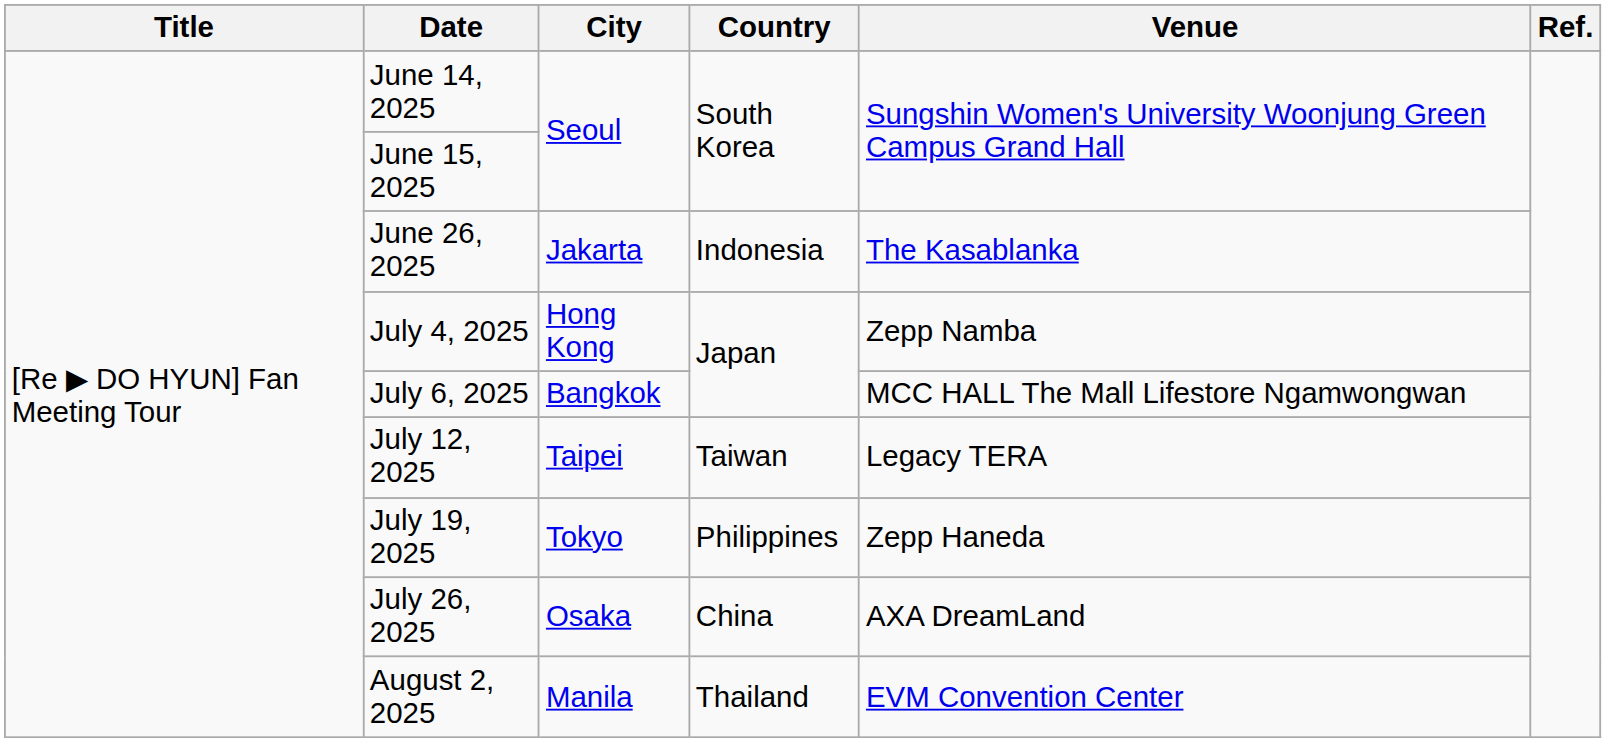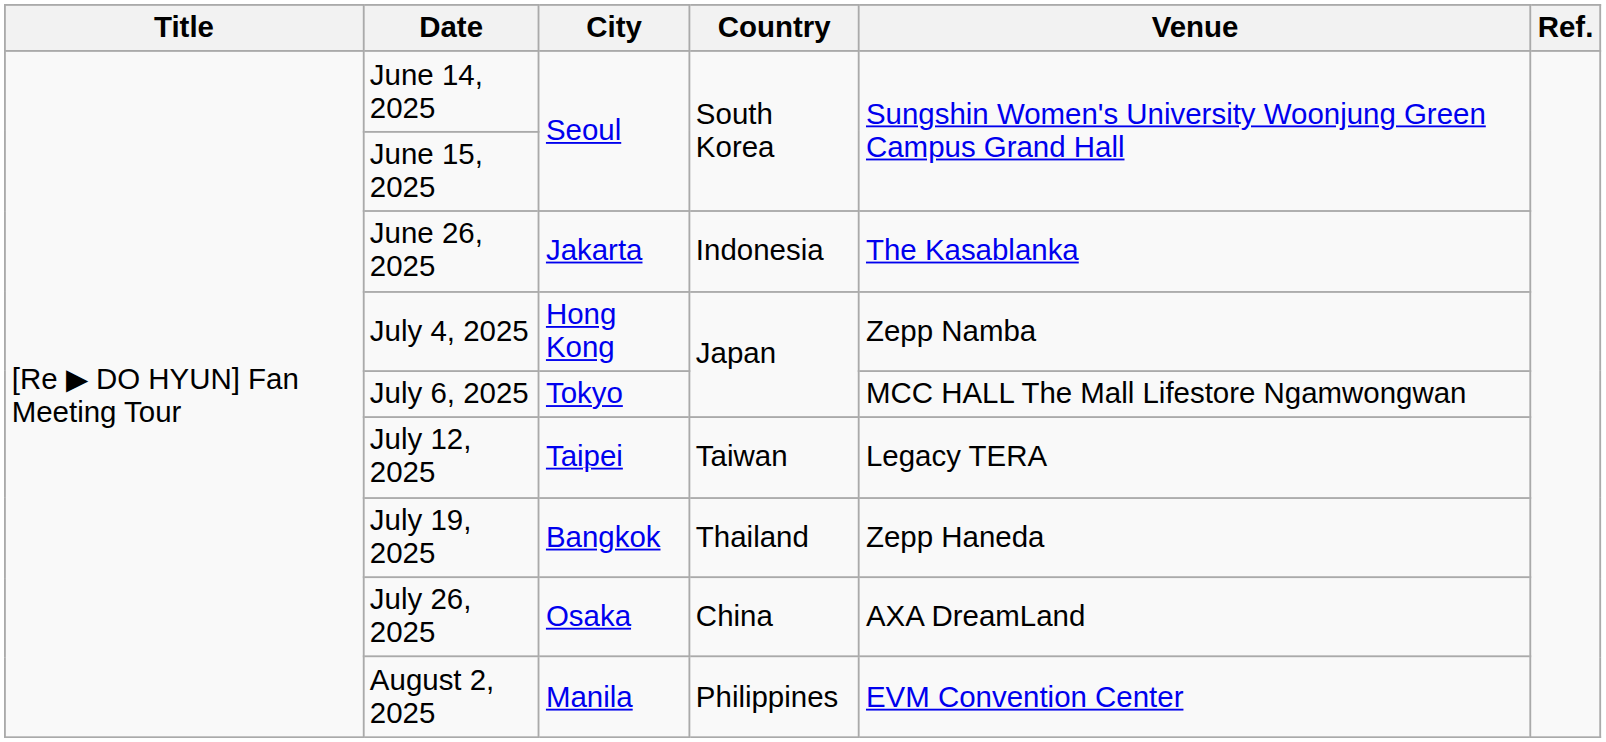(603, 393) Bangkok -> (584, 393) Tokyo
(584, 536) Tokyo -> (603, 536) Bangkok
(767, 536) Philippines -> (752, 536) Thailand
(752, 696) Thailand -> (767, 696) Philippines
